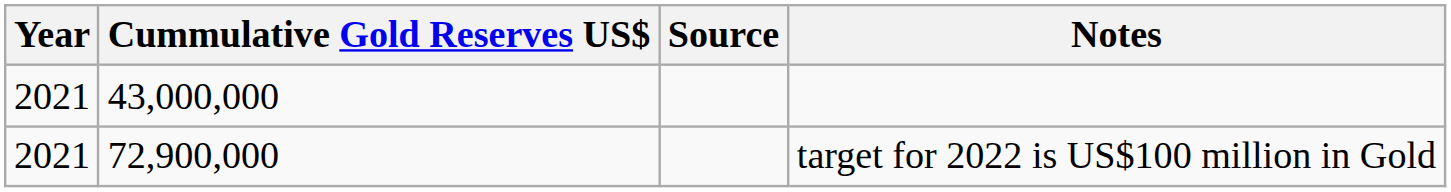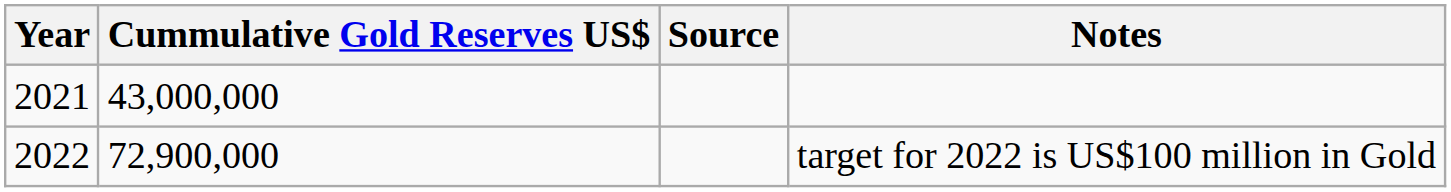(52, 155) 2021 -> (52, 155) 2022
